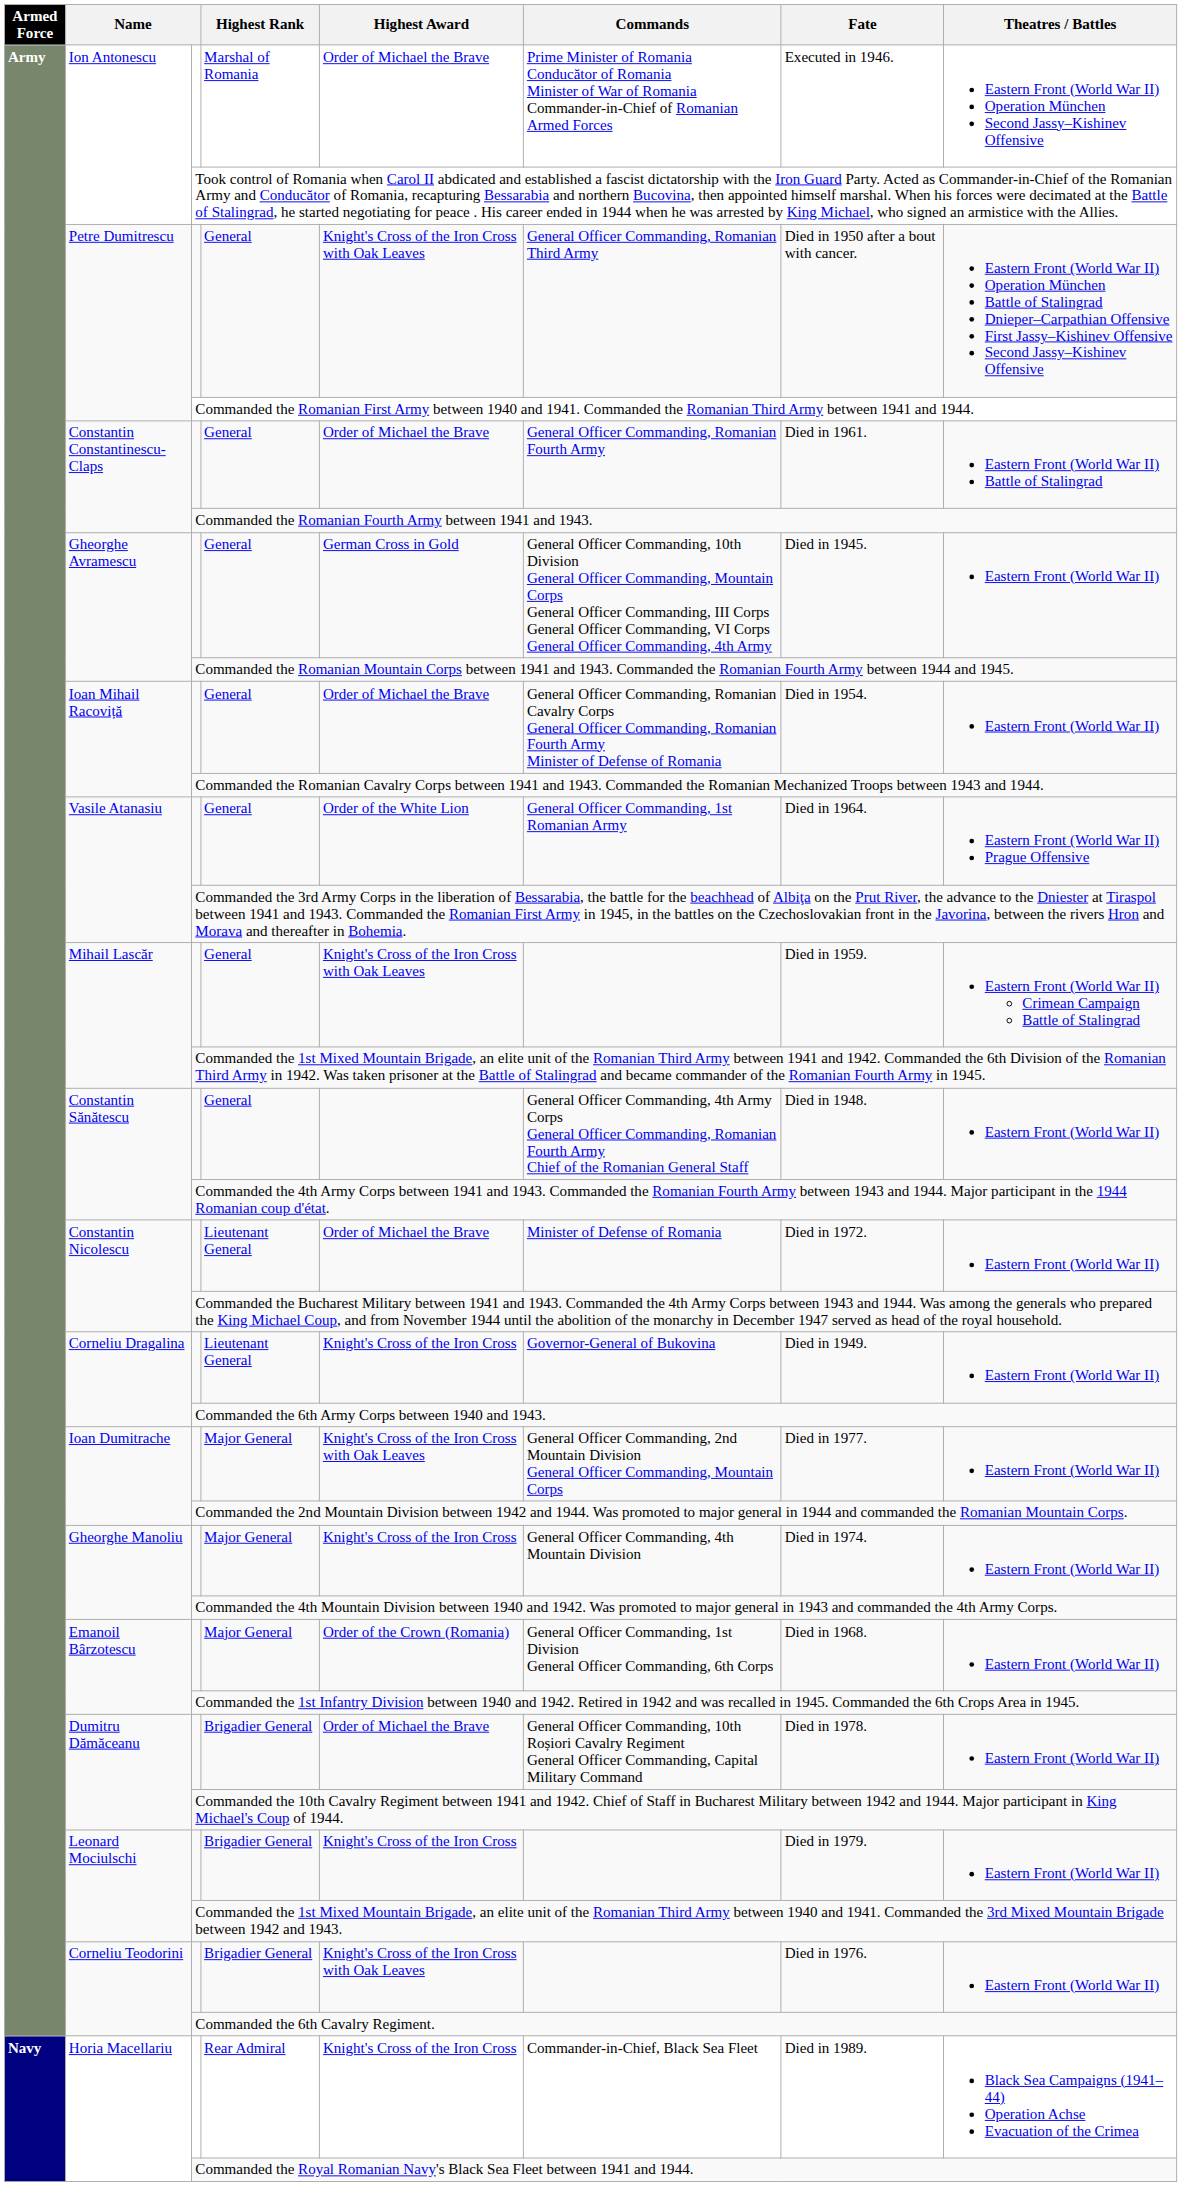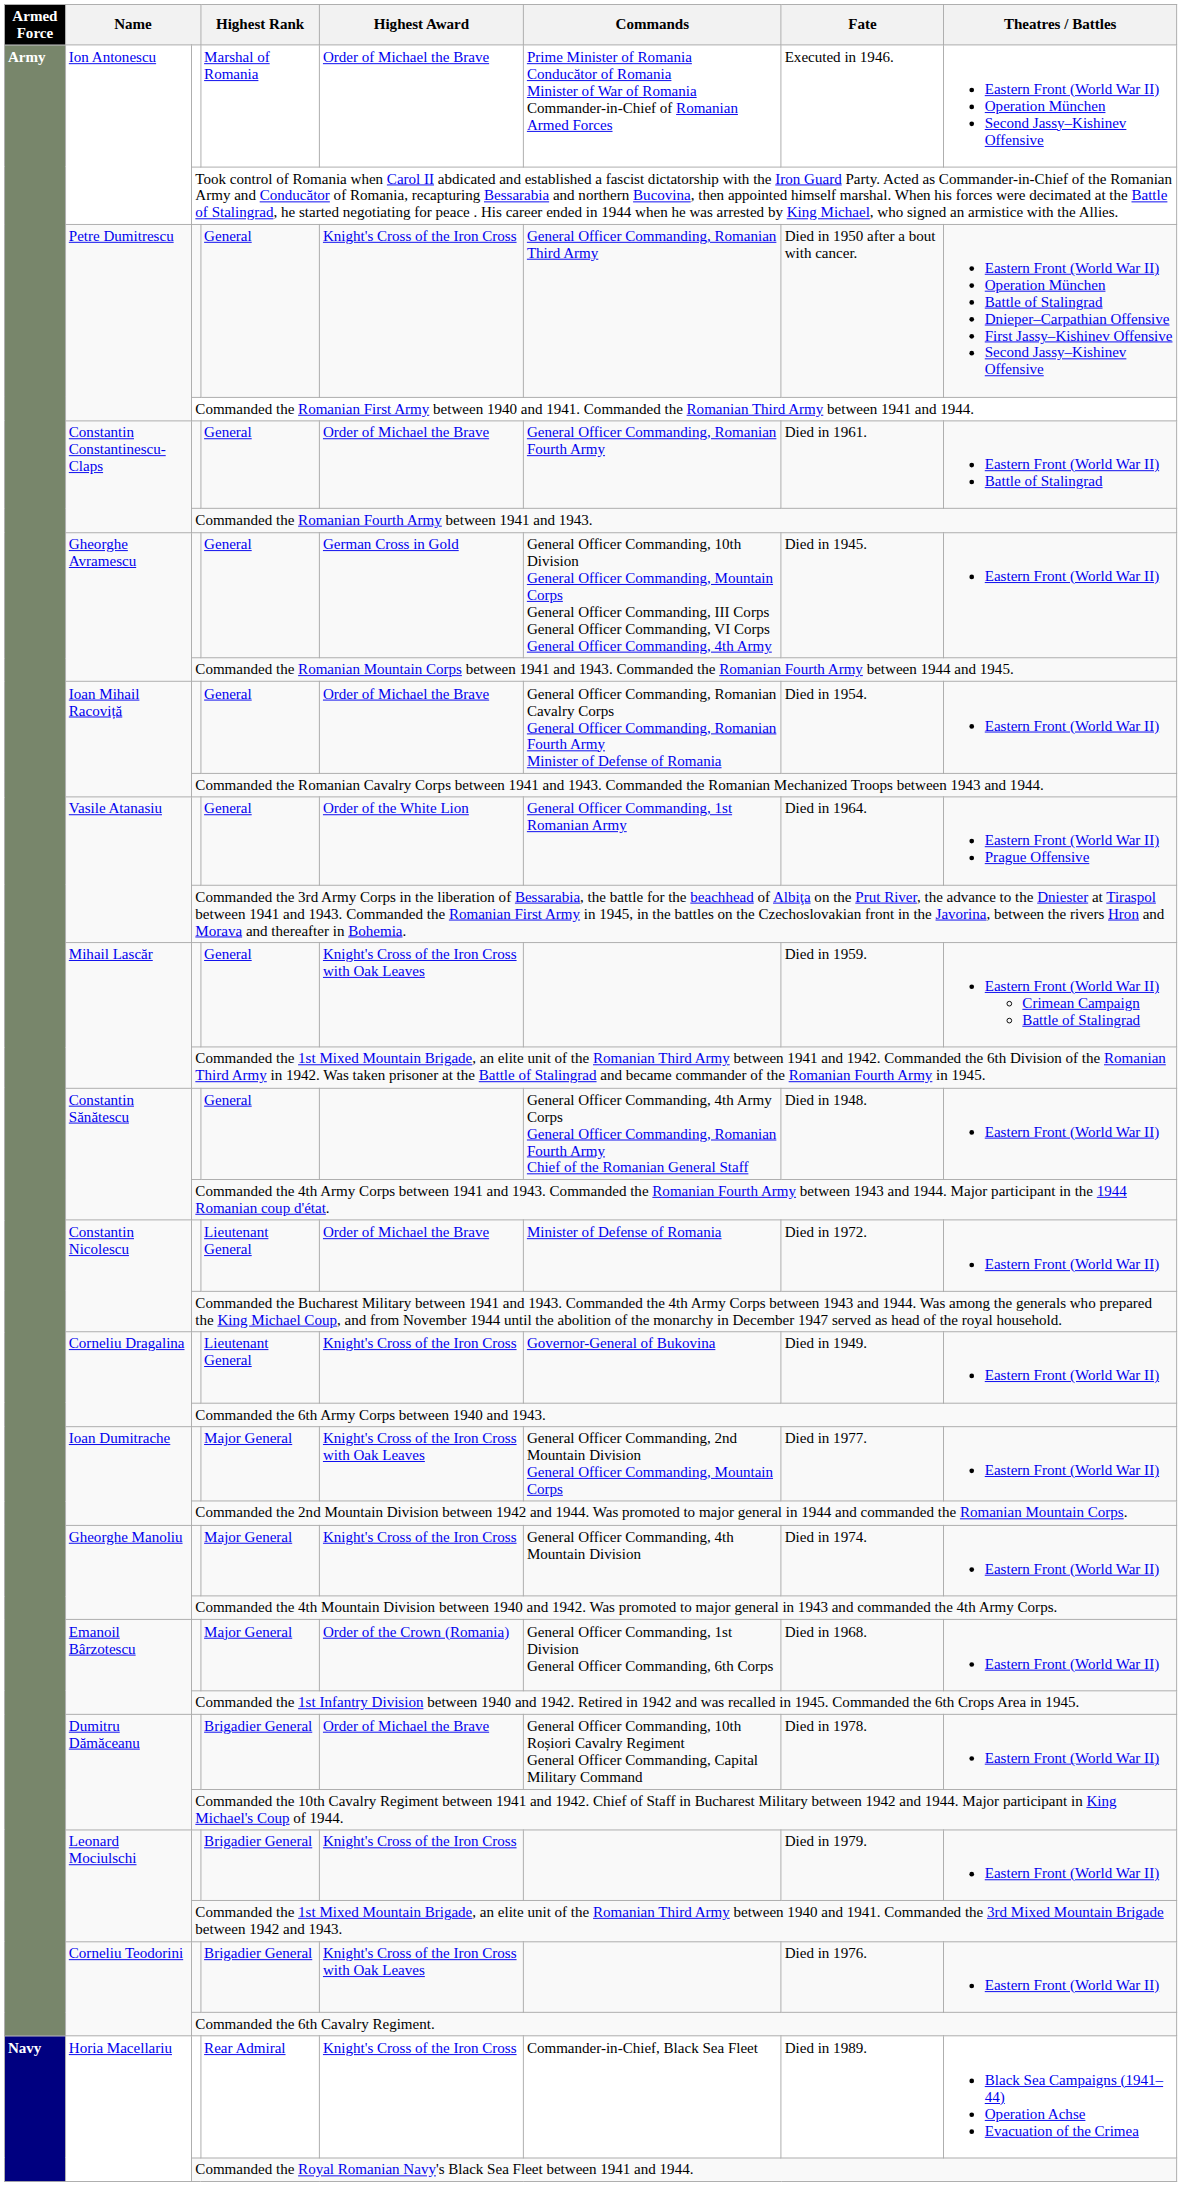(420, 244) Knight's Cross of the Iron Cross with Oak Leaves -> (420, 236) Knight's Cross of the Iron Cross
